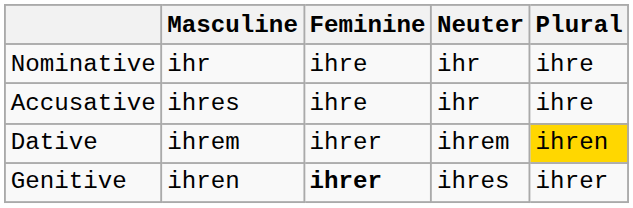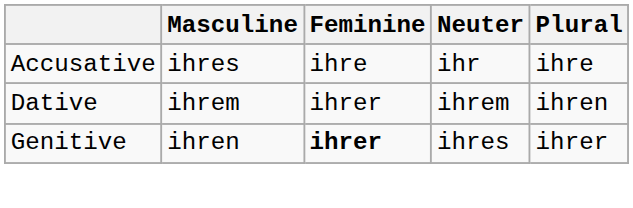- row: (83, 64)
(572, 143) gold background -> (572, 103) no background
